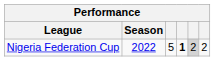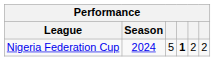(144, 47) 2022 -> (144, 47) 2024
(193, 47) lightgrey background -> (193, 47) no background
